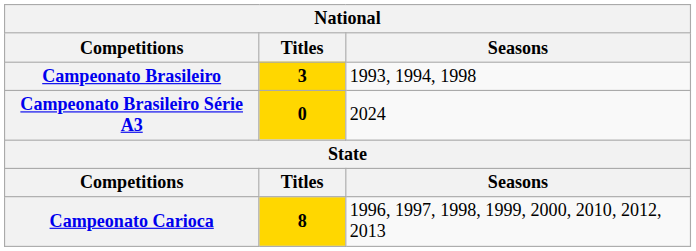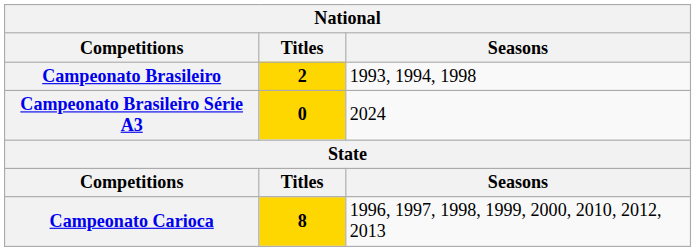(302, 76) 3 -> (302, 76) 2
